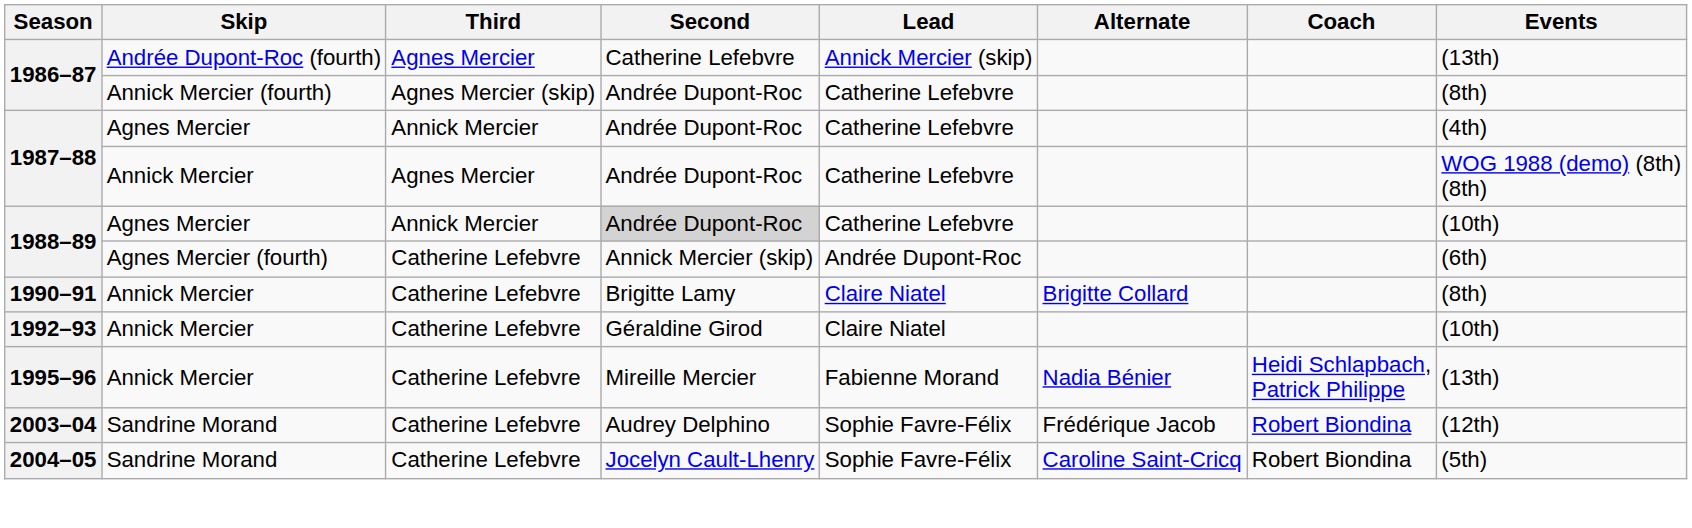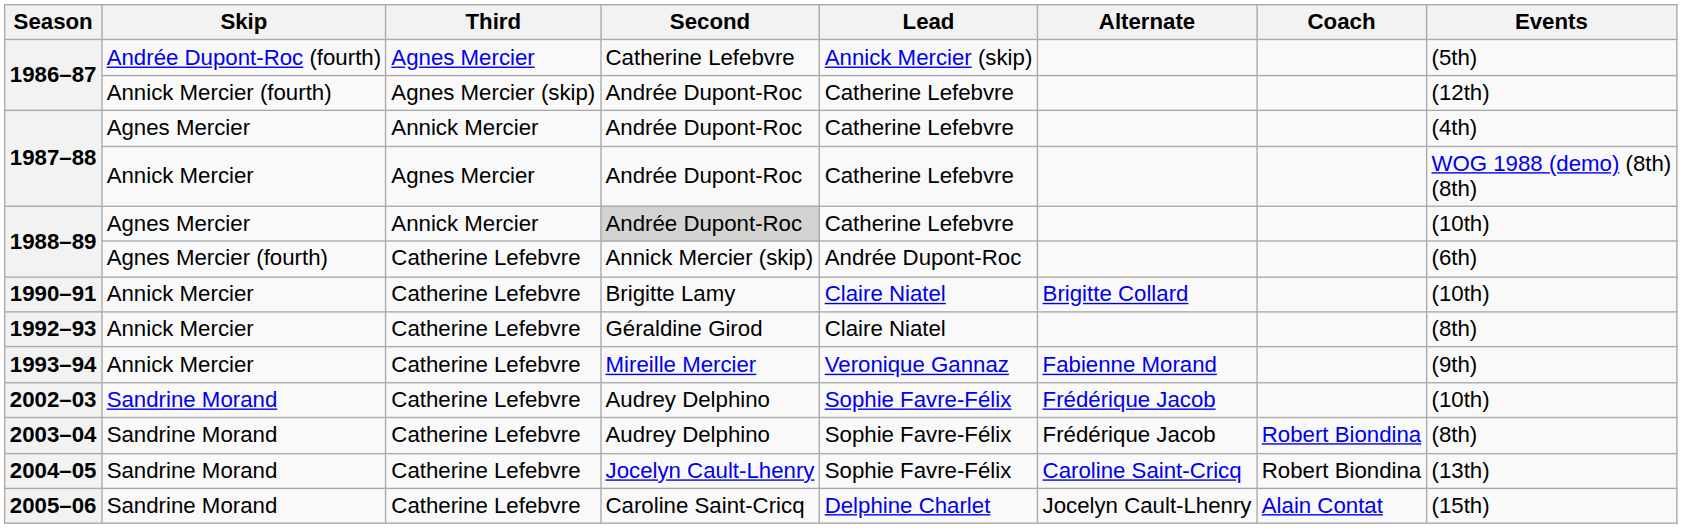(1470, 57) (13th) -> (1454, 57) (5th)
(1464, 92) (8th) -> (1461, 92) (12th)
(1464, 294) (8th) -> (1461, 294) (10th)
(1470, 329) (10th) -> (1454, 329) (8th)
+ row: (53, 364)
- row: (53, 377)
+ row: (53, 399)
(1470, 424) (12th) -> (1454, 435) (8th)
(1464, 460) (5th) -> (1461, 470) (13th)
+ row: (53, 505)
